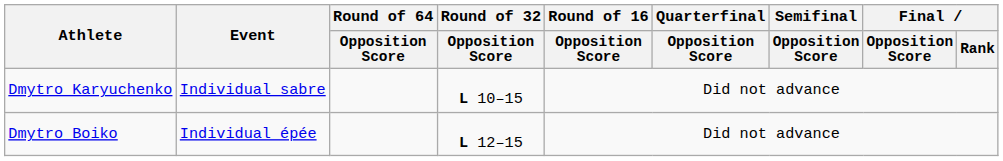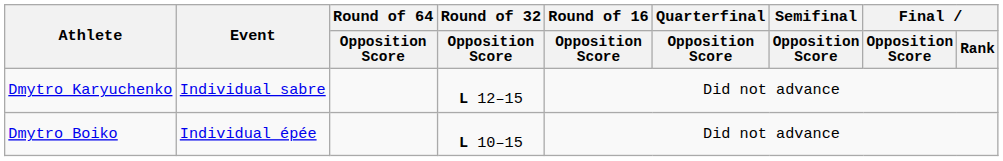(491, 99) L 10–15 -> (491, 99) L 12–15
(491, 143) L 12–15 -> (491, 143) L 10–15
